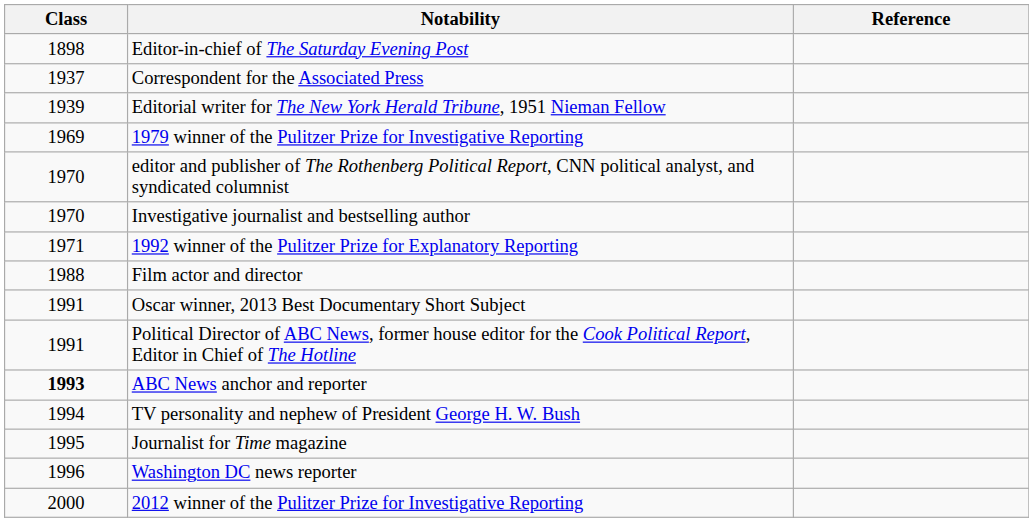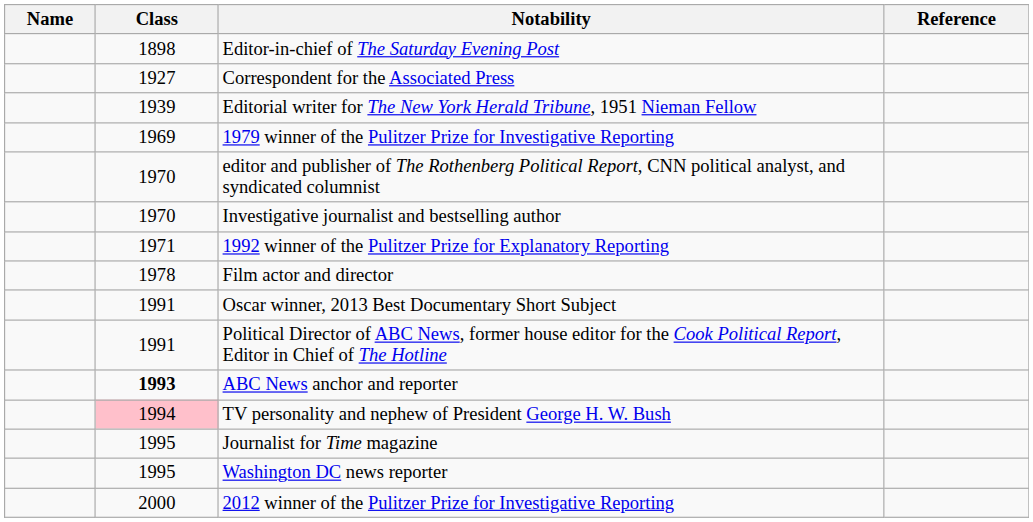+ column: (50, 19)
(66, 78) 1937 -> (157, 78) 1927
(66, 275) 1988 -> (157, 275) 1978
(66, 414) no background -> (157, 414) pink background
(66, 473) 1996 -> (157, 473) 1995
